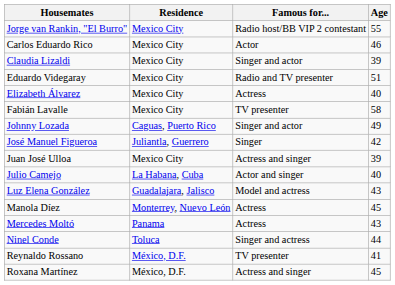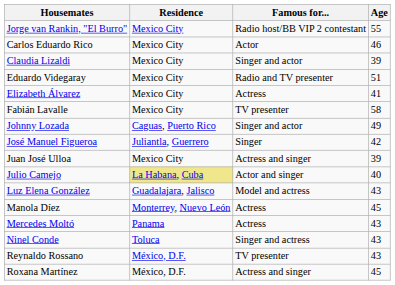(376, 93) 40 -> (376, 93) 41
(168, 175) no background -> (168, 175) khaki background
(376, 239) 44 -> (376, 239) 43
(376, 256) 41 -> (376, 256) 43
